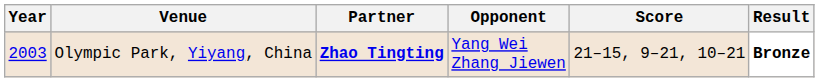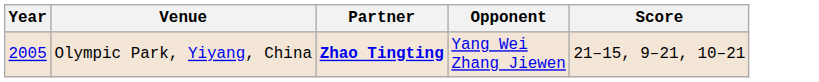- column: (782, 18)
(28, 54) 2003 -> (28, 54) 2005
